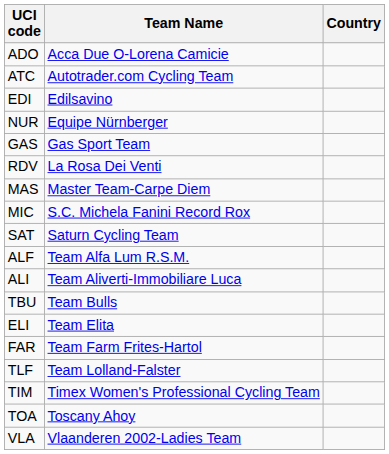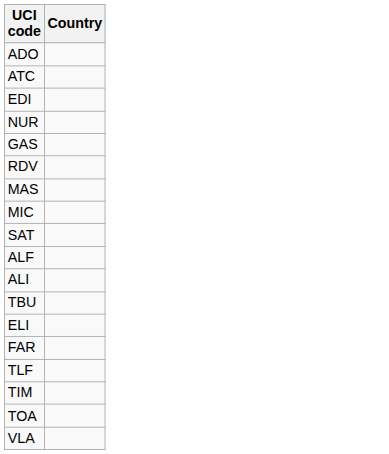- column: (184, 23)
